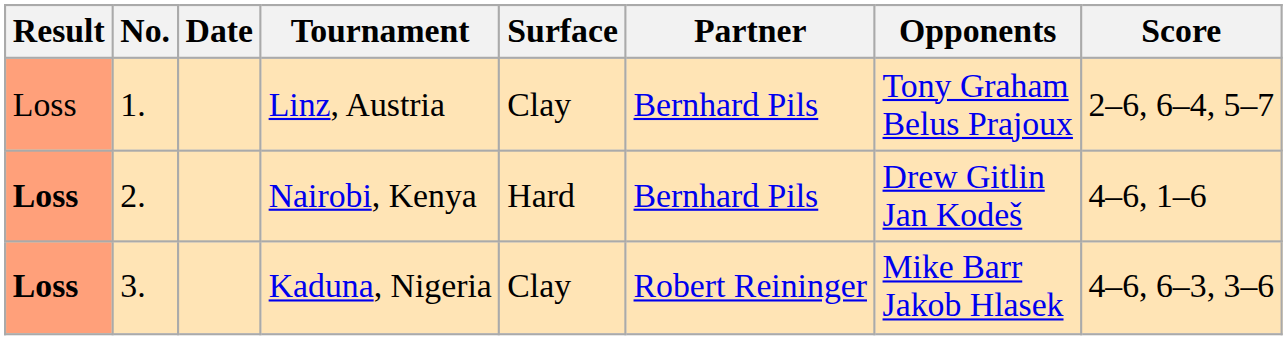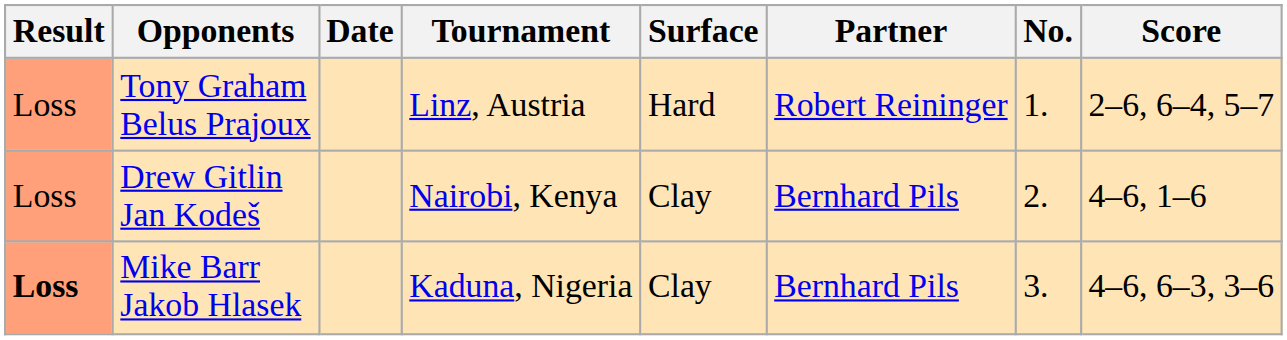columns swapped: (145, 31) <-> (978, 31)
(539, 103) Clay -> (682, 103) Hard
(726, 103) Bernhard Pils -> (891, 103) Robert Reininger
(46, 195) bold -> (45, 195) normal
(541, 195) Hard -> (680, 195) Clay
(750, 286) Robert Reininger -> (867, 286) Bernhard Pils
